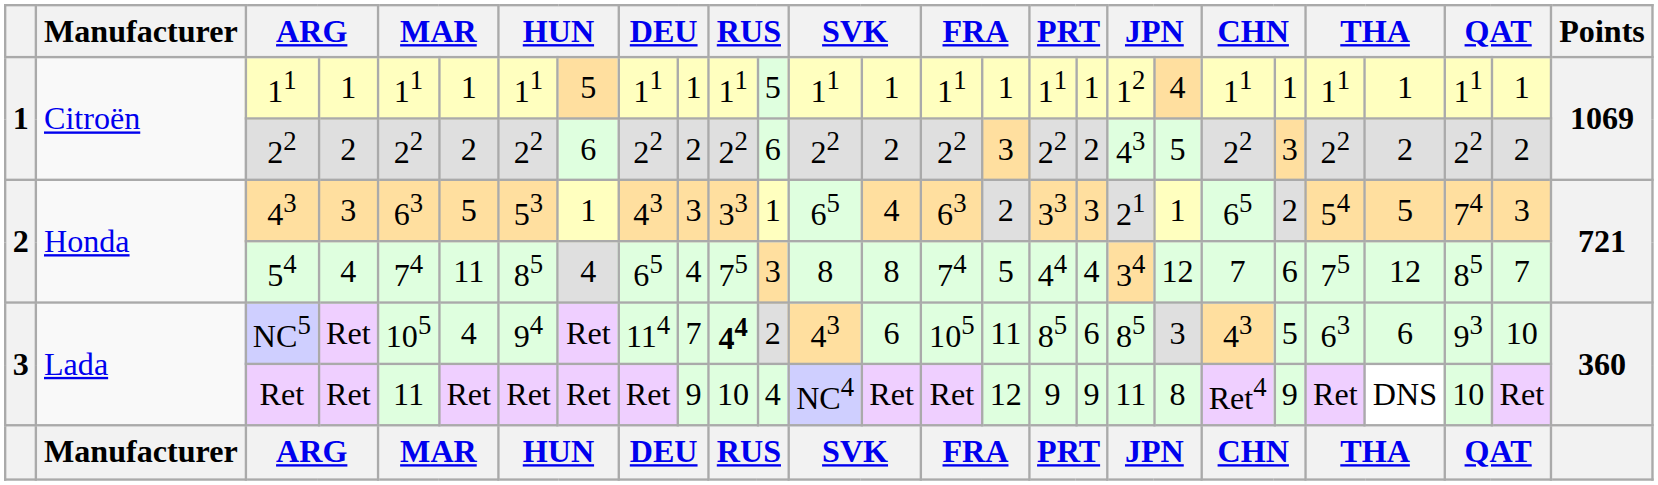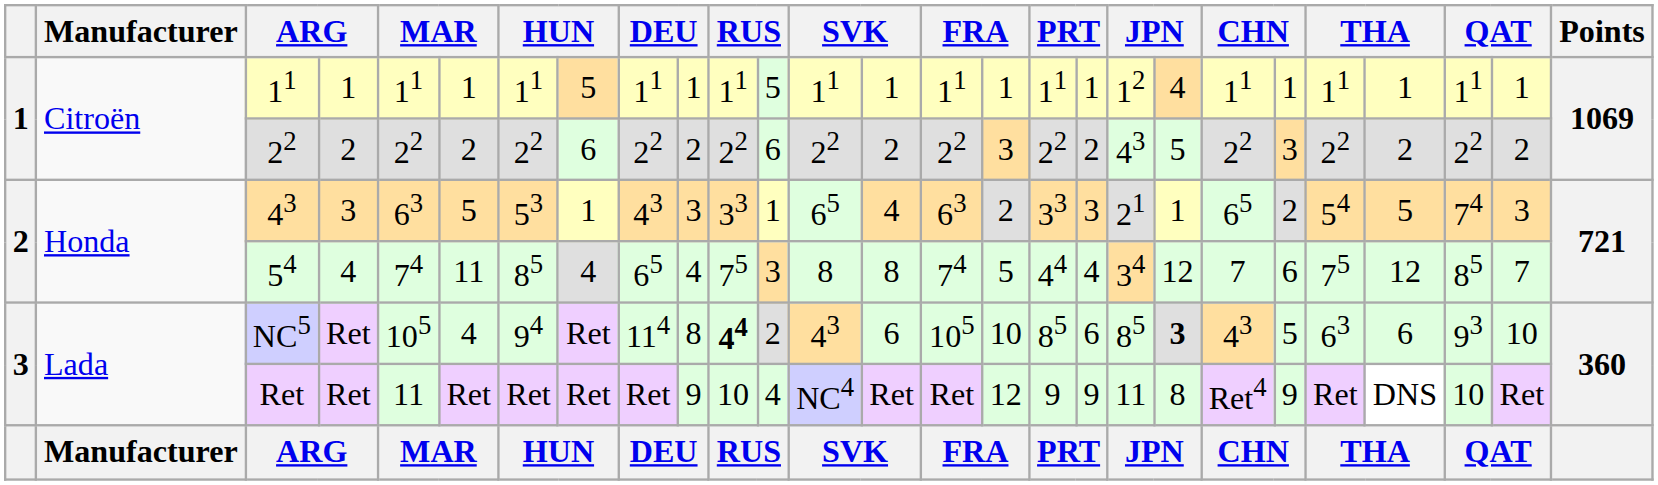(694, 332) 7 -> (694, 332) 8
(1006, 332) 11 -> (1006, 332) 10
(1177, 332) normal -> (1177, 332) bold
